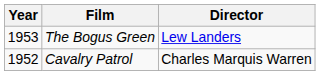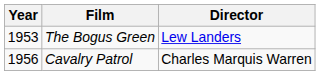(23, 59) 1952 -> (23, 59) 1956
